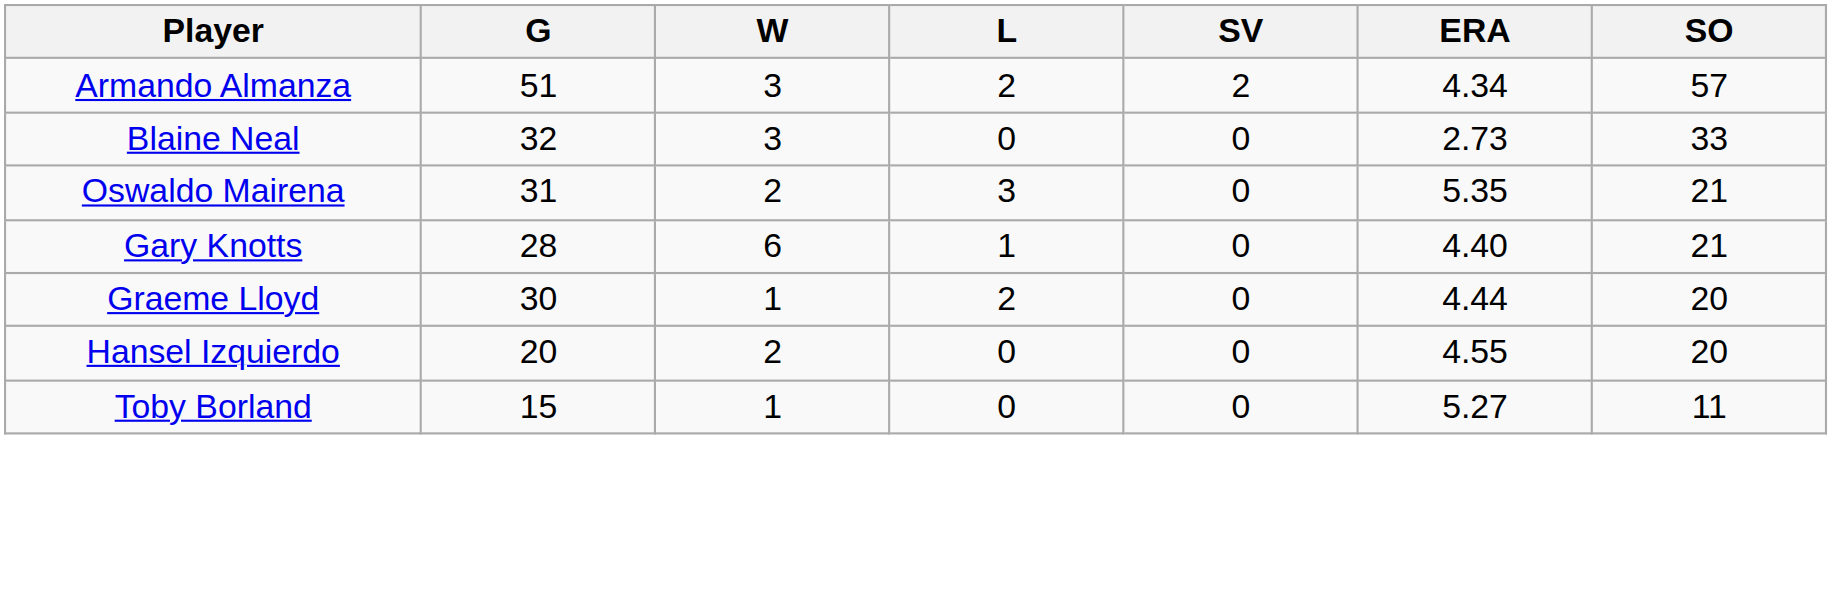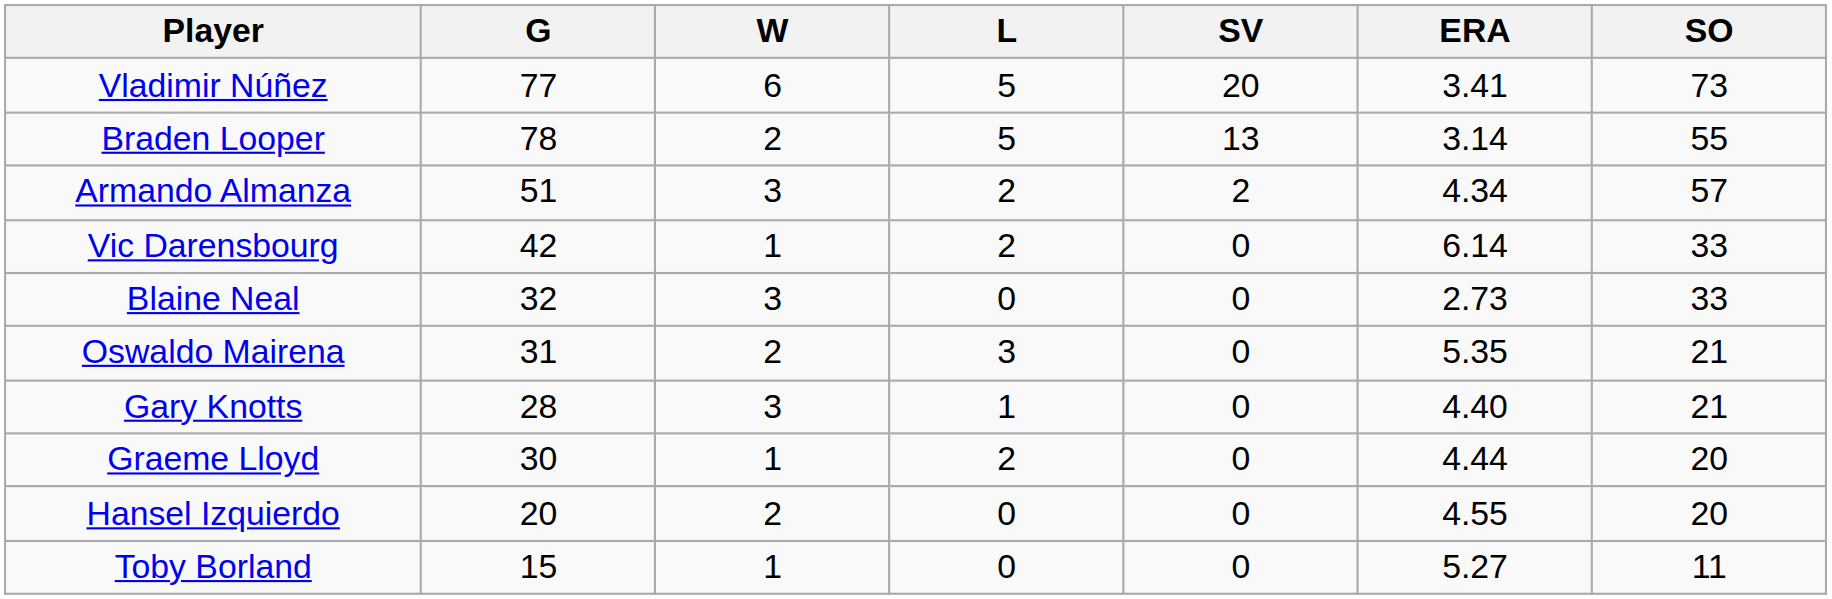+ row: (213, 84)
+ row: (213, 138)
+ row: (213, 245)
(773, 245) 6 -> (773, 406) 3
